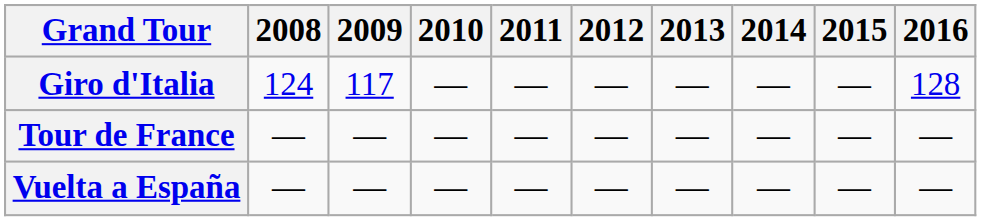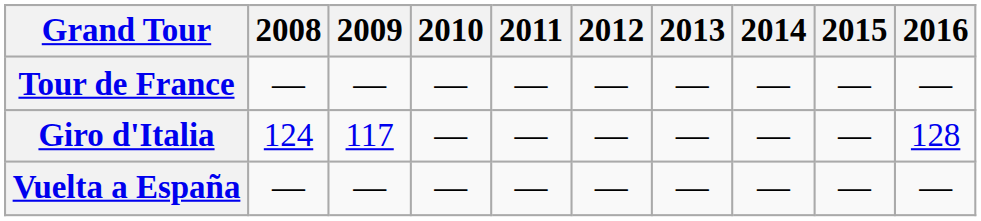rows swapped: (127, 82) <-> (126, 135)
